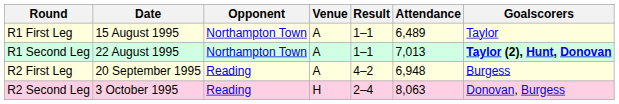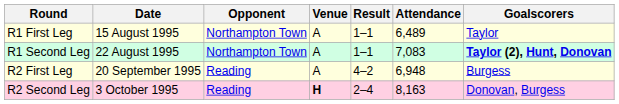(410, 52) 7,013 -> (410, 52) 7,083
(317, 90) normal -> (317, 90) bold
(410, 90) 8,063 -> (410, 90) 8,163
